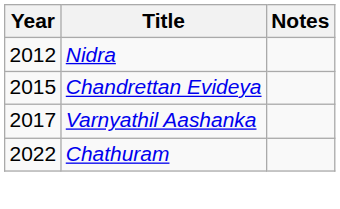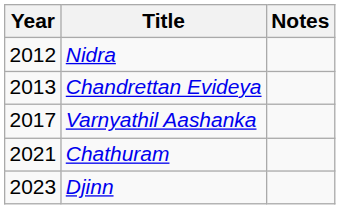(33, 87) 2015 -> (33, 87) 2013
(33, 154) 2022 -> (33, 154) 2021
+ row: (90, 187)
